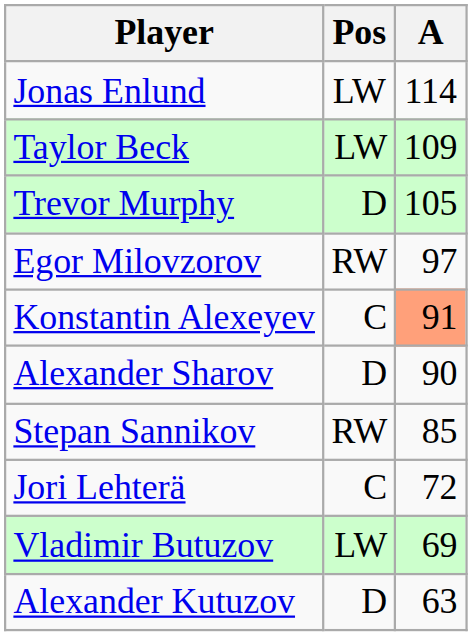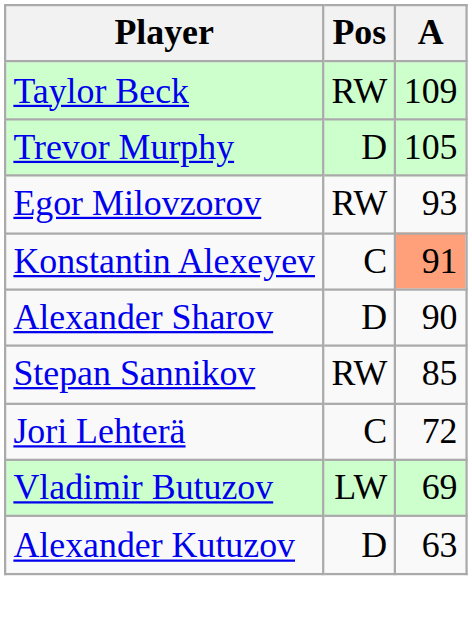- row: (109, 89)
(361, 146) LW -> (359, 89) RW
(440, 260) 97 -> (440, 203) 93
